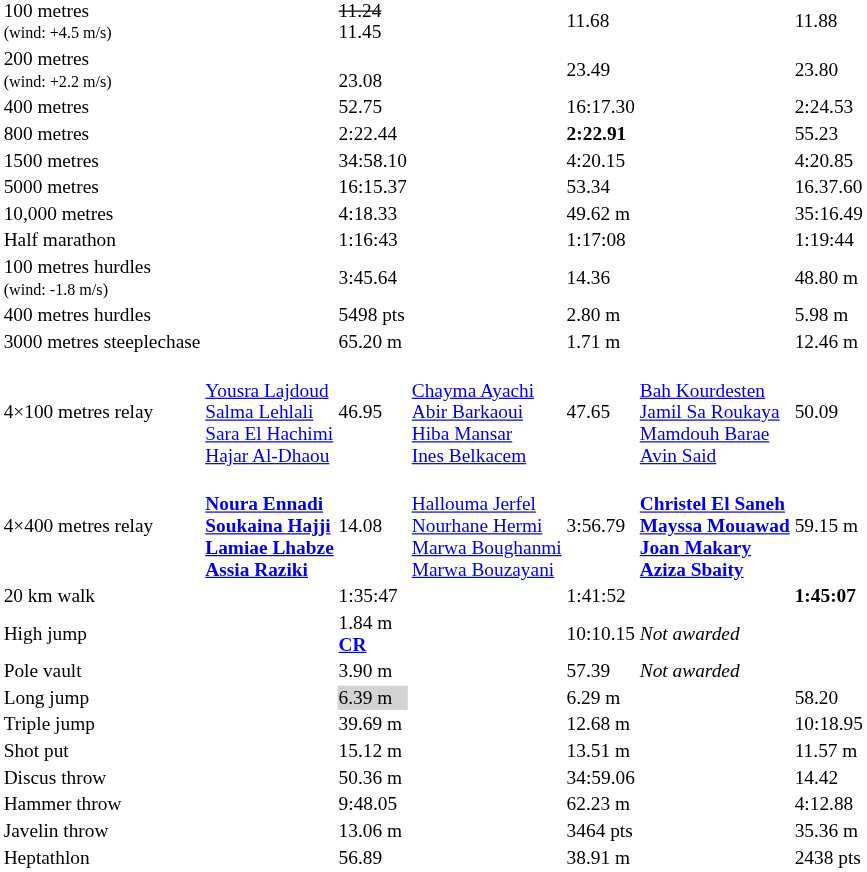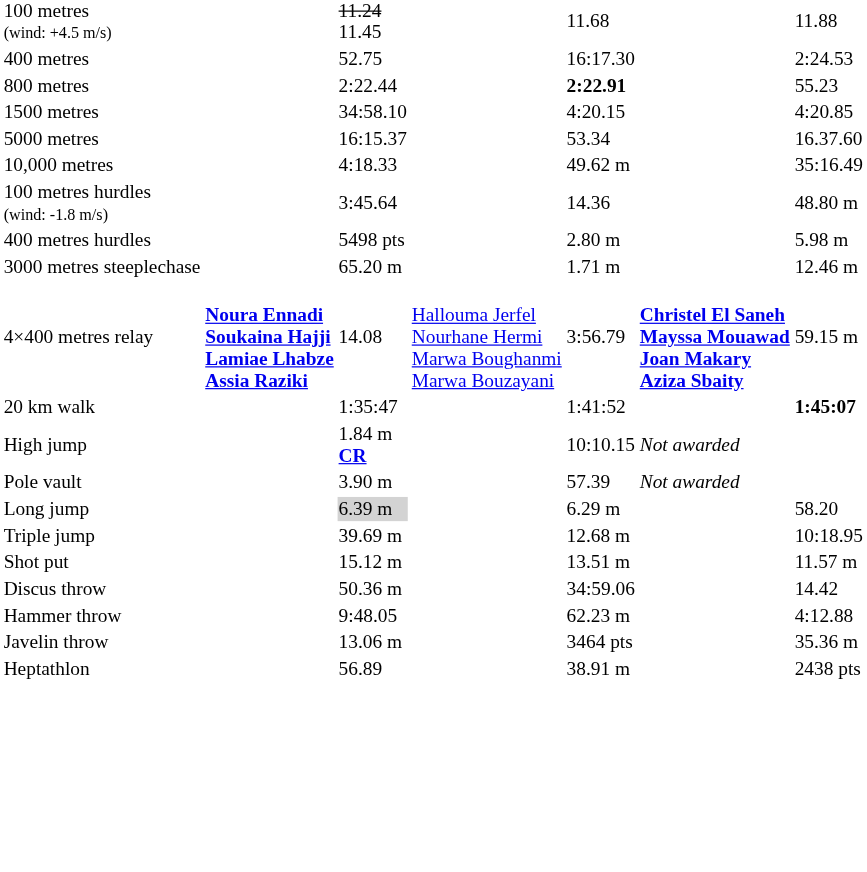- row: (58, 69)
- row: (60, 240)
- row: (78, 412)
